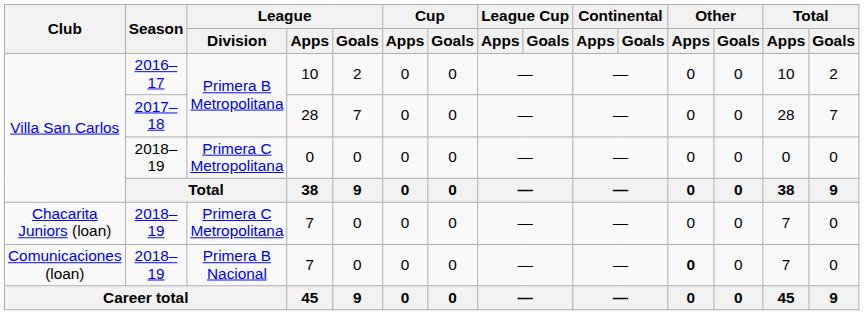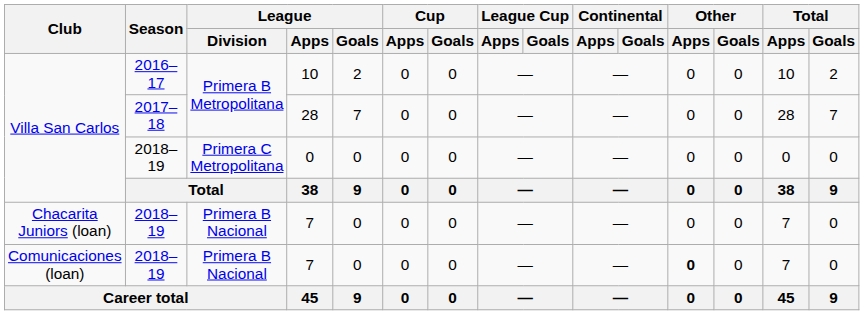(237, 223) Primera C Metropolitana -> (237, 223) Primera B Nacional
